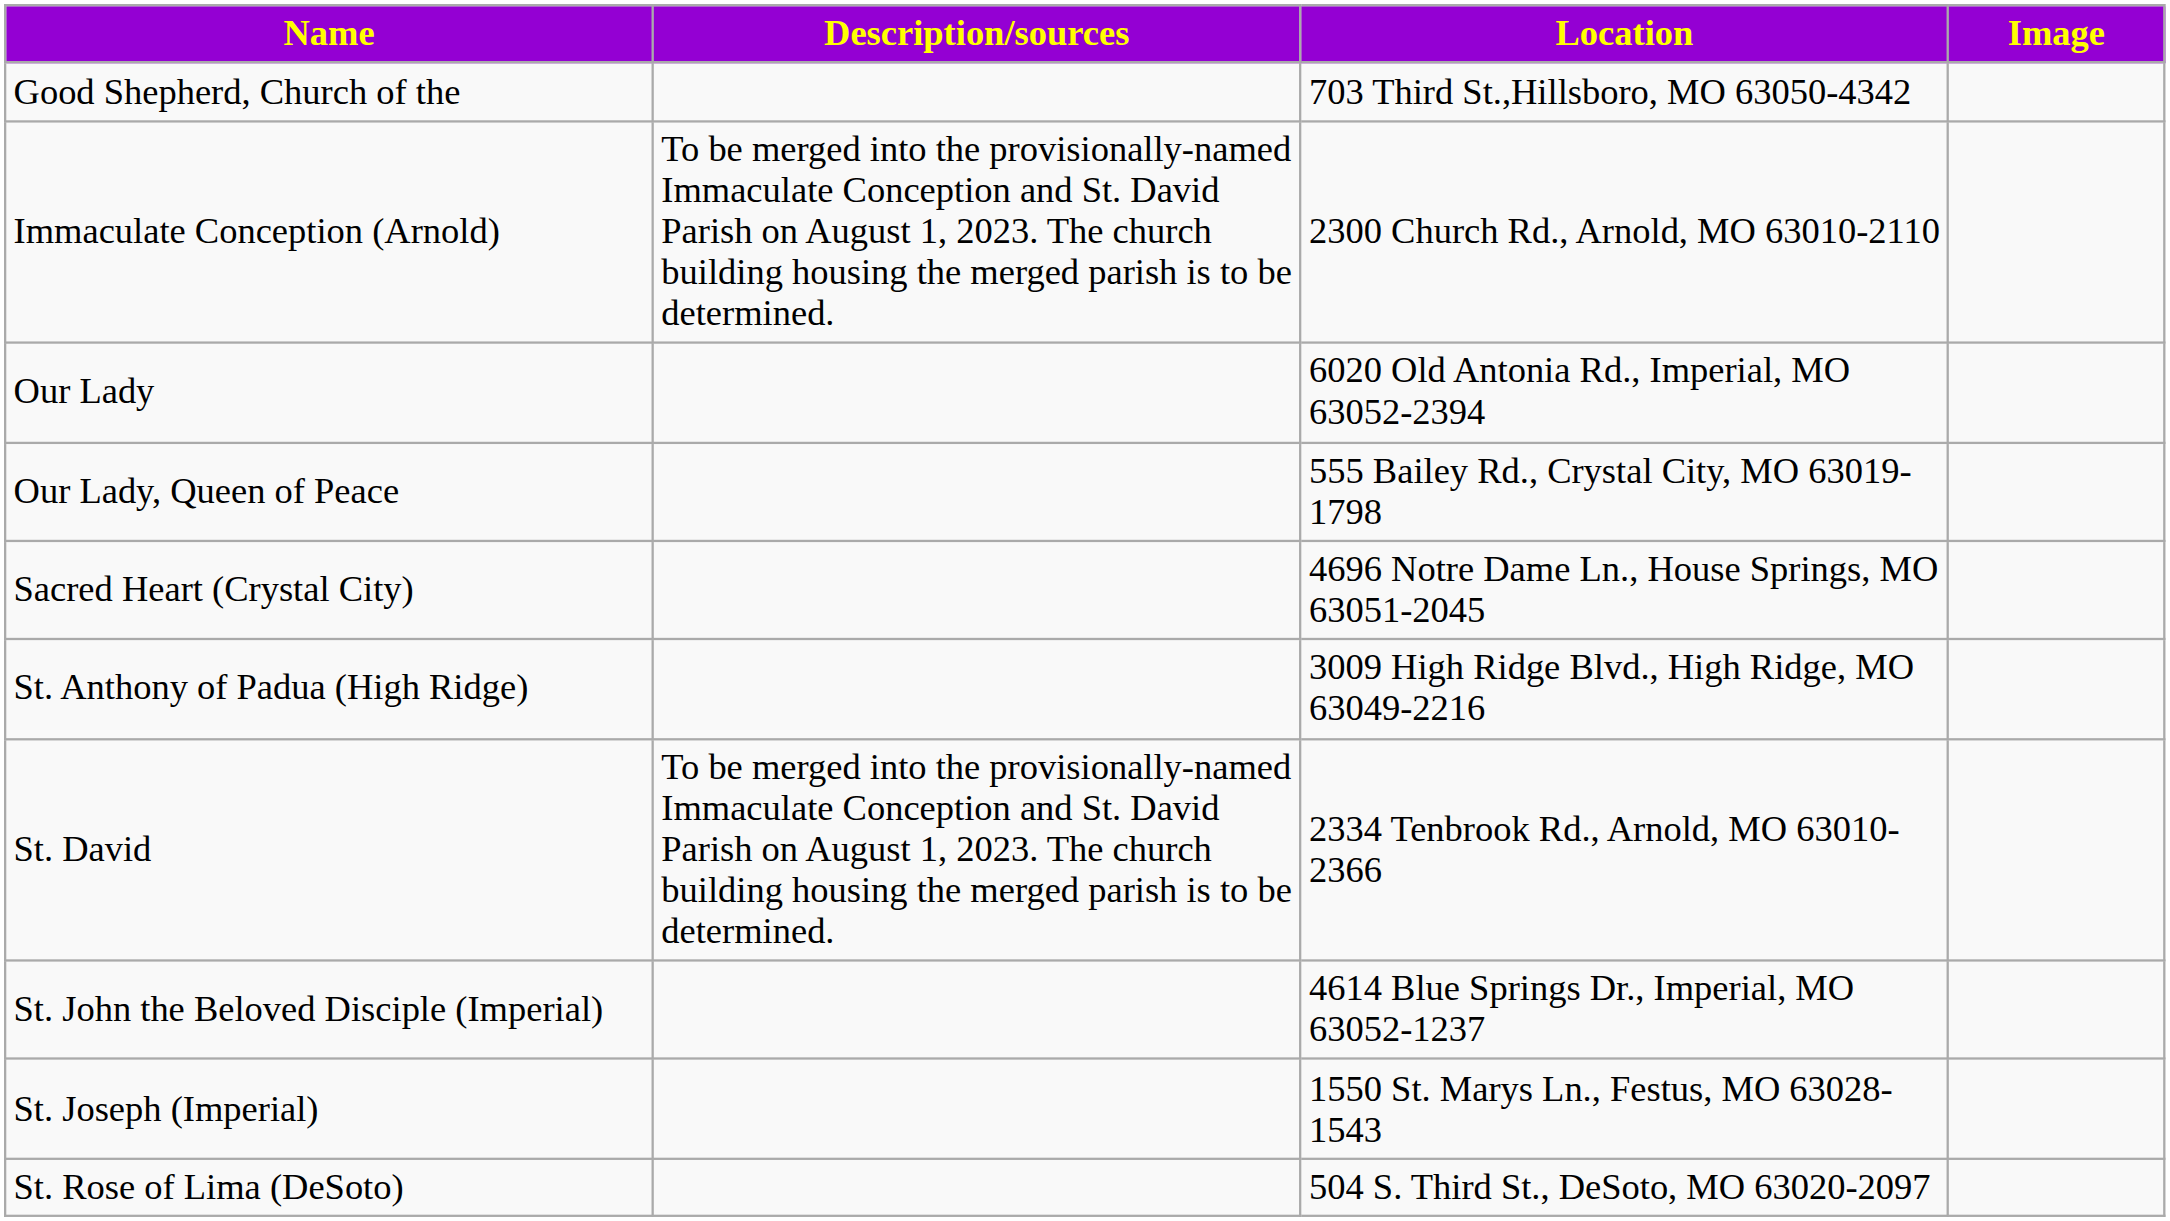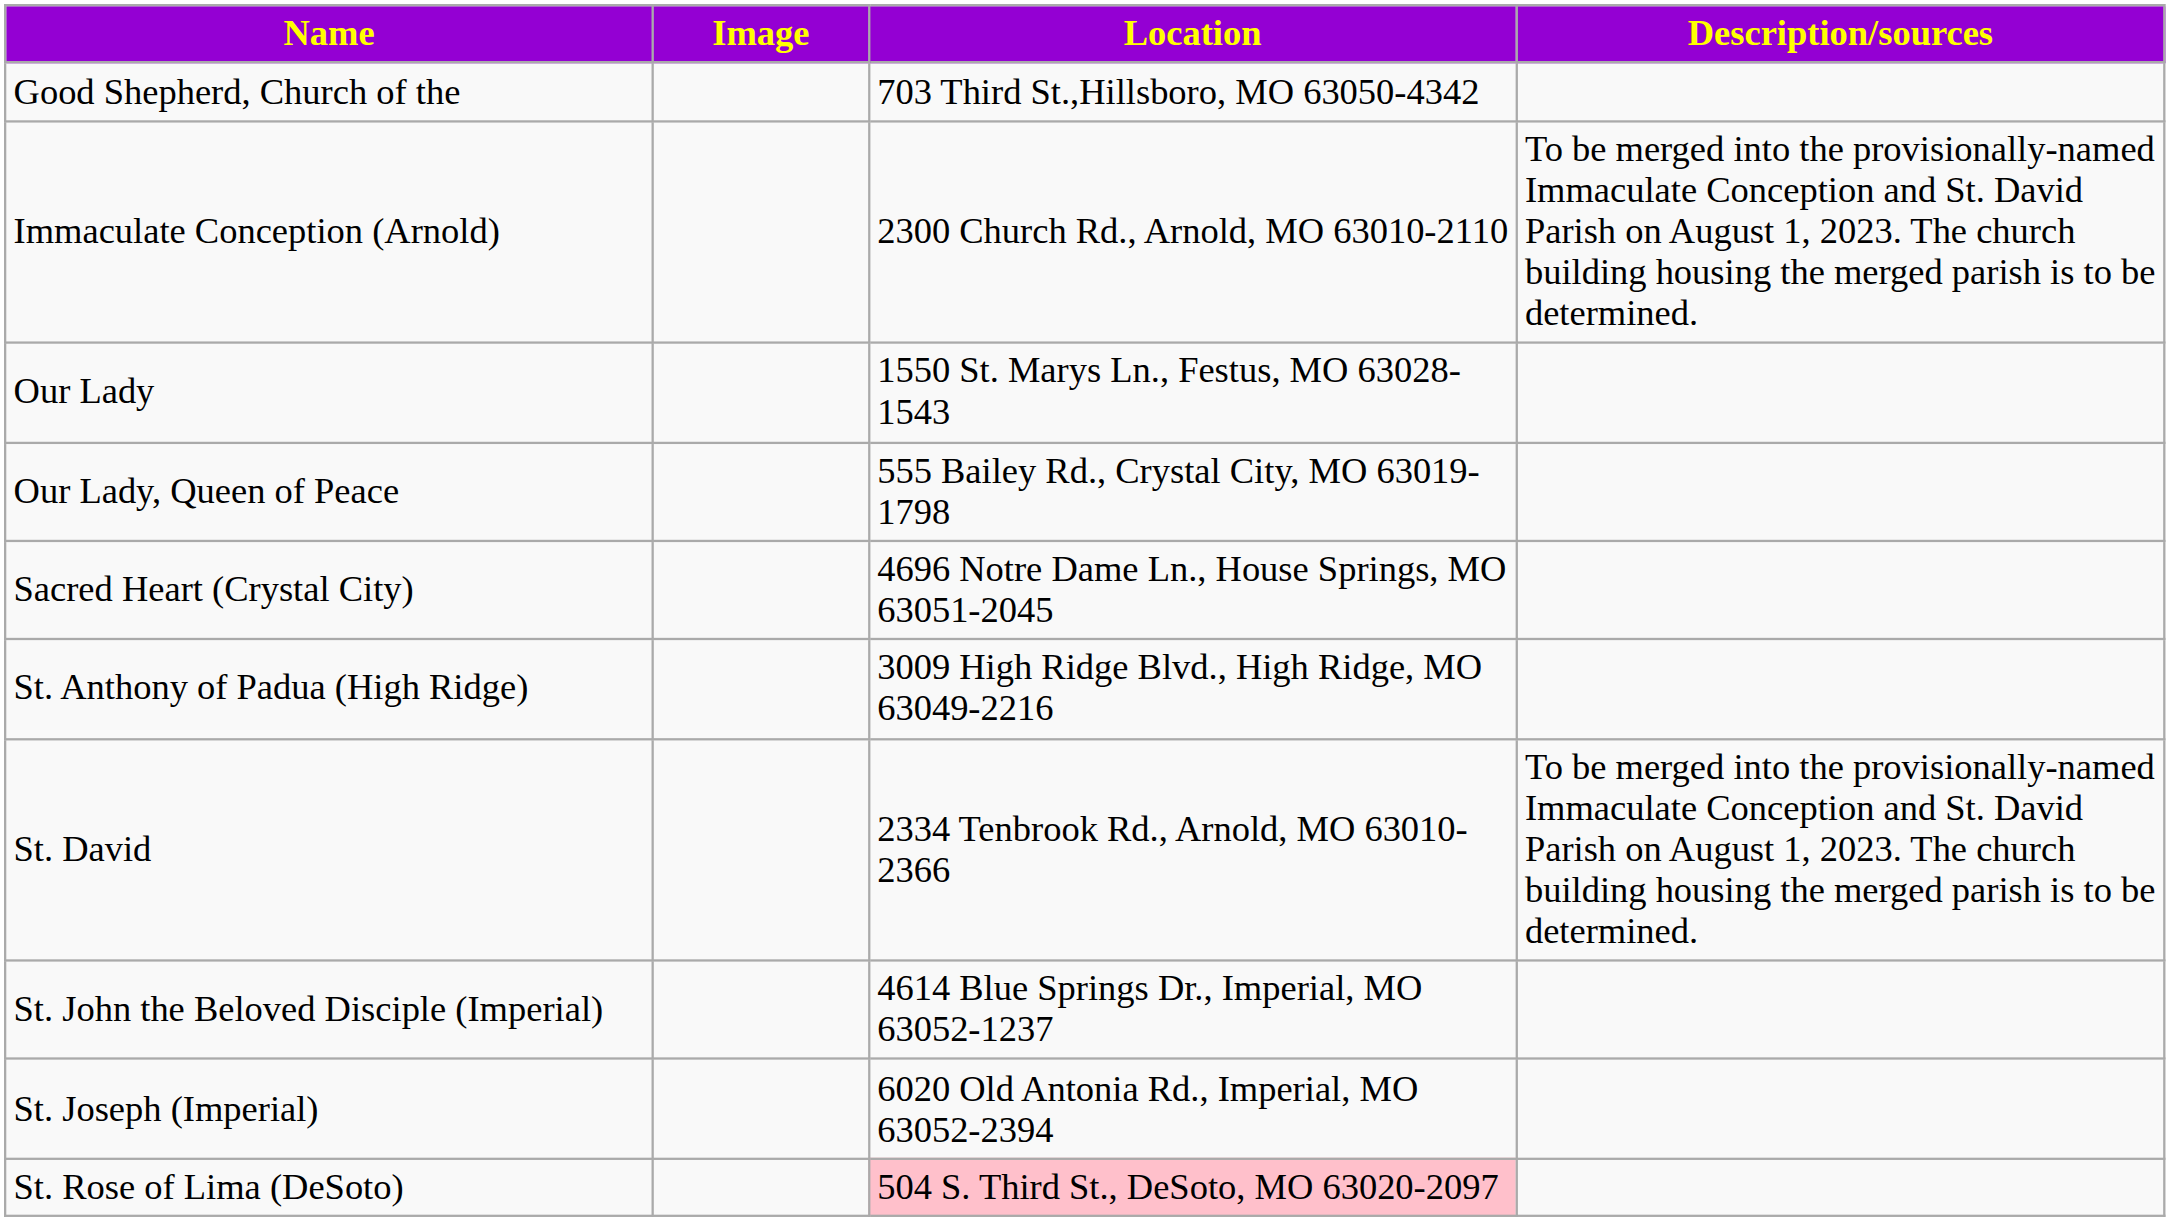columns swapped: (2056, 33) <-> (977, 33)
(1580, 391) 6020 Old Antonia Rd., Imperial, MO 63052-2394 -> (1169, 391) 1550 St. Marys Ln., Festus, MO 63028-1543
(1601, 1108) 1550 St. Marys Ln., Festus, MO 63028-1543 -> (1148, 1108) 6020 Old Antonia Rd., Imperial, MO 63052-2394
(1620, 1186) no background -> (1188, 1186) pink background
